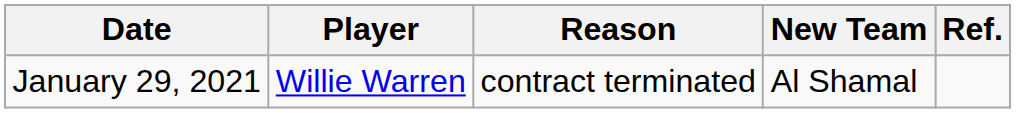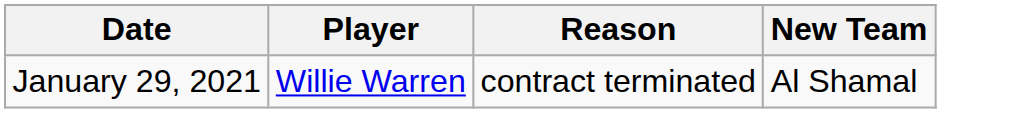- column: (973, 30)
